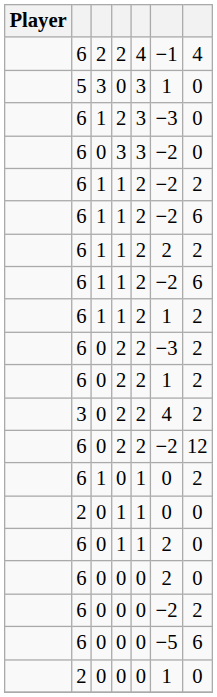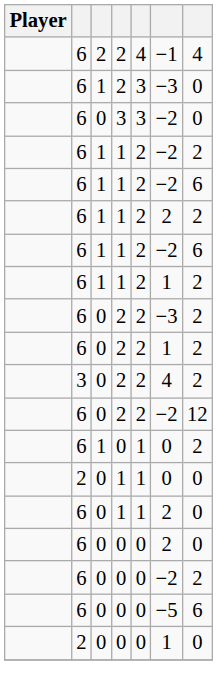- row: (81, 86)
